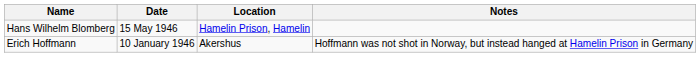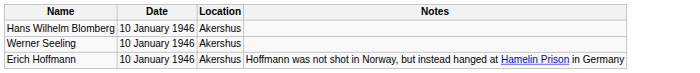(149, 28) 15 May 1946 -> (157, 28) 10 January 1946
(255, 28) Hamelin Prison, Hamelin -> (220, 28) Akershus
+ row: (41, 44)
